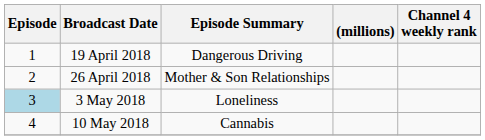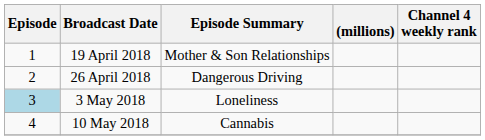(247, 54) Dangerous Driving -> (247, 54) Mother & Son Relationships
(247, 77) Mother & Son Relationships -> (247, 77) Dangerous Driving
